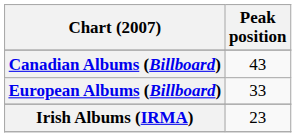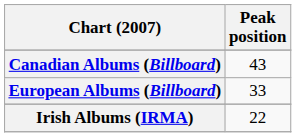(258, 117) 23 -> (258, 117) 22
